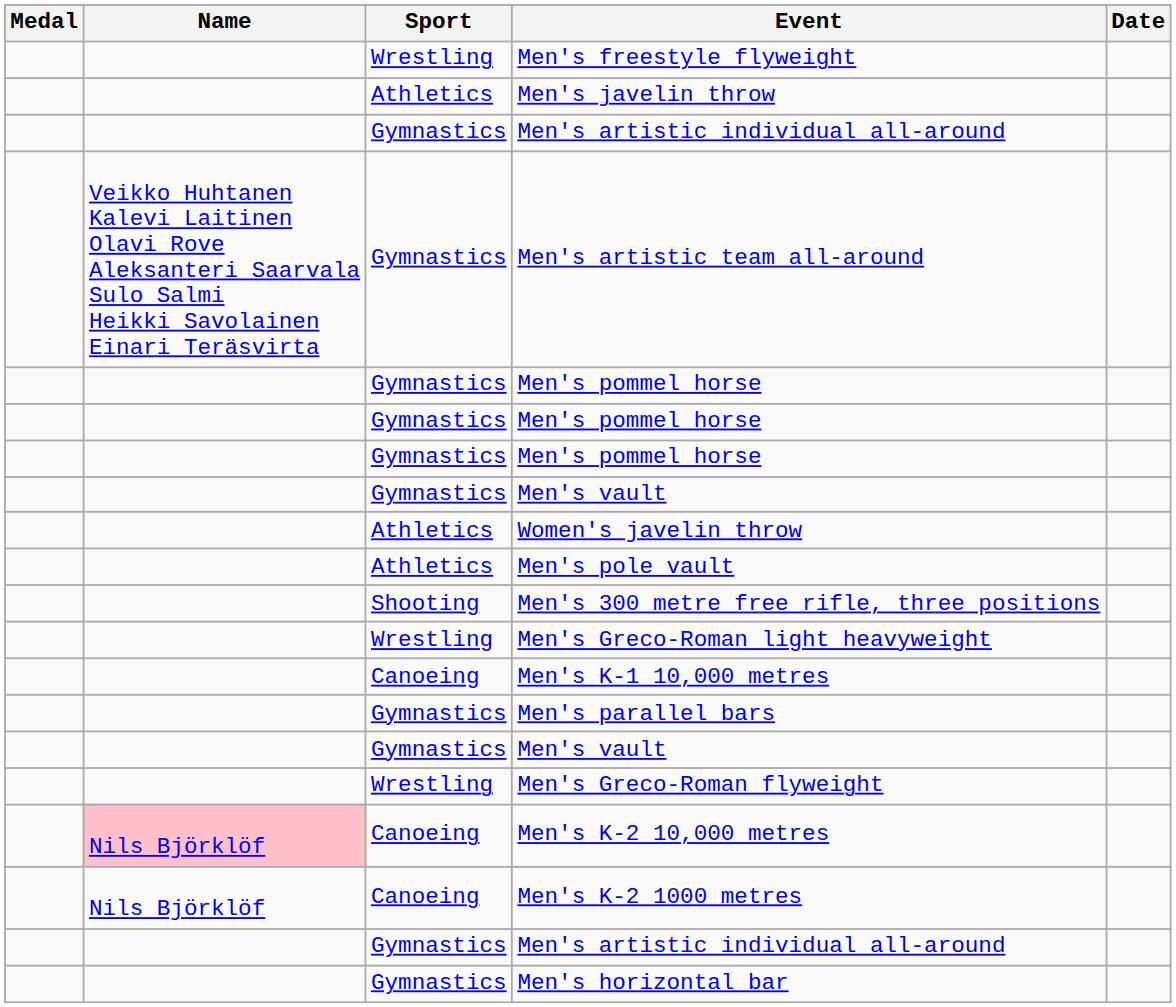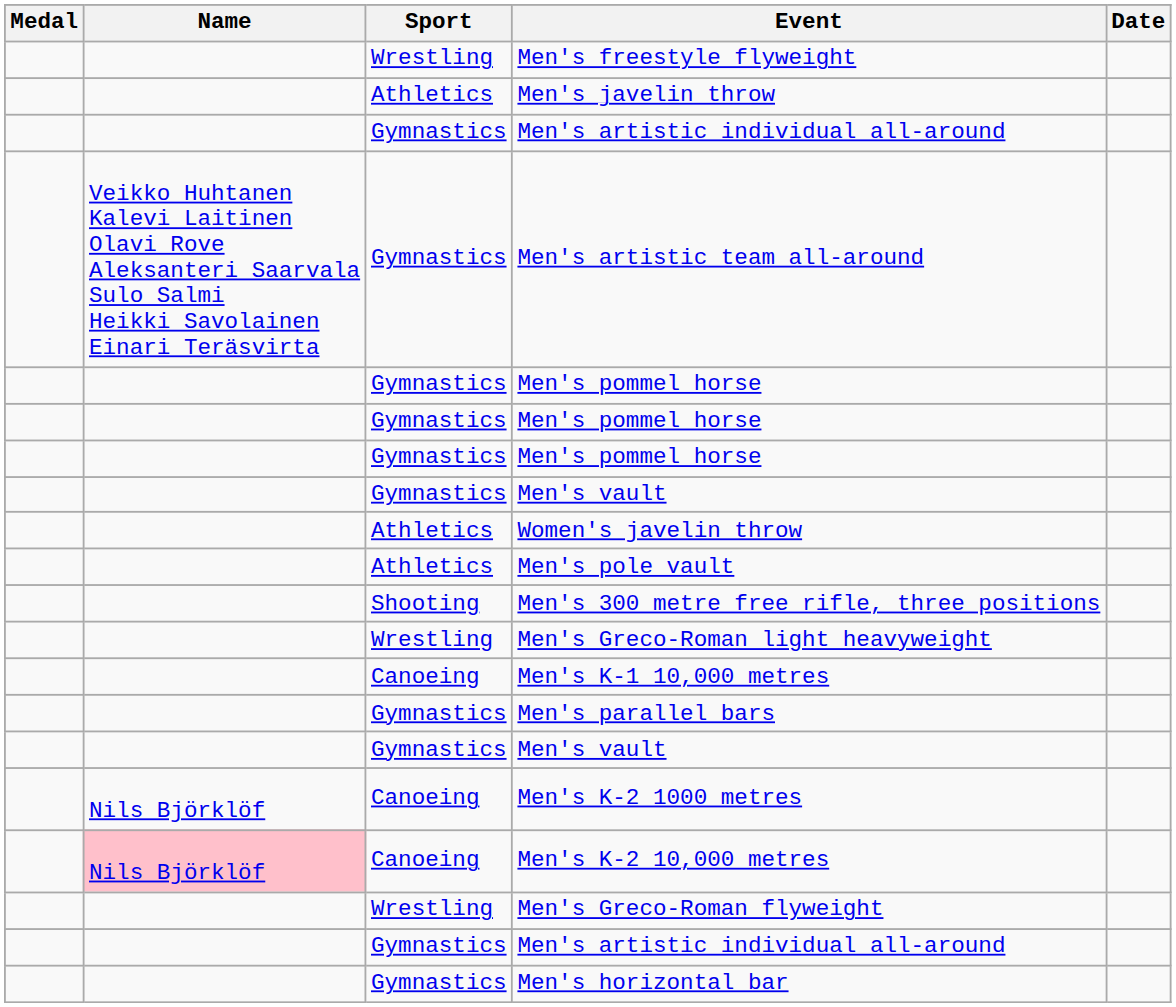rows swapped: (432, 787) <-> (425, 898)
